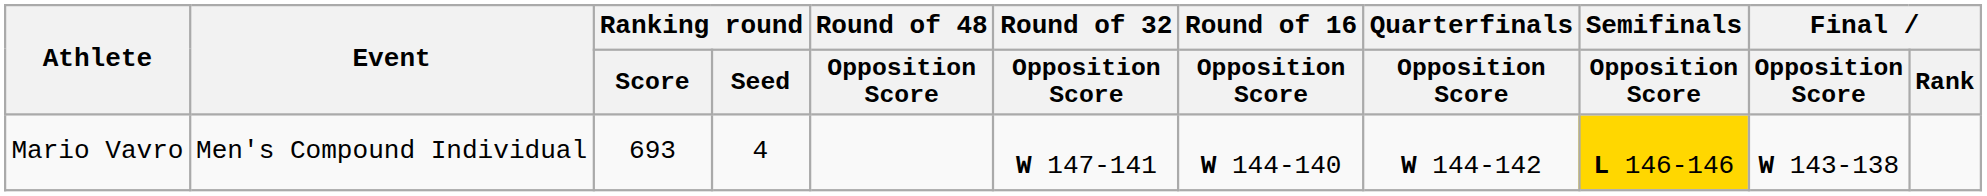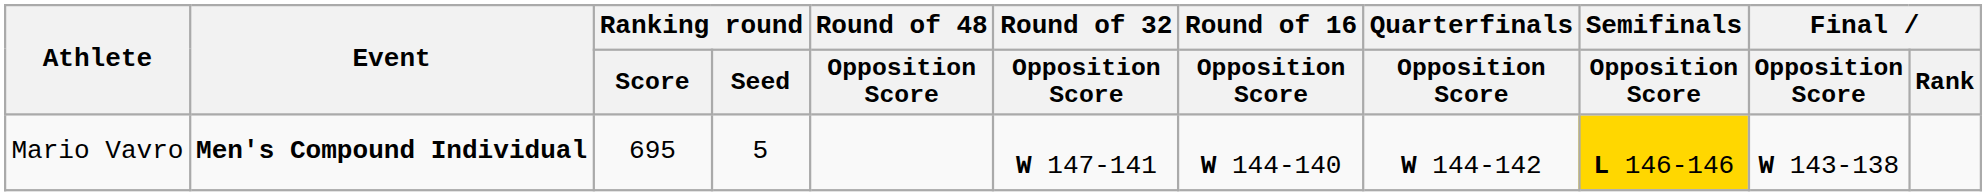(392, 152) normal -> (392, 152) bold
(652, 152) 693 -> (652, 152) 695
(760, 152) 4 -> (760, 152) 5
